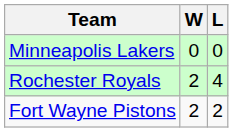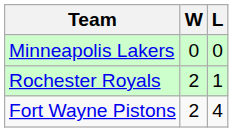(218, 80) 4 -> (218, 80) 1
(218, 111) 2 -> (218, 111) 4
